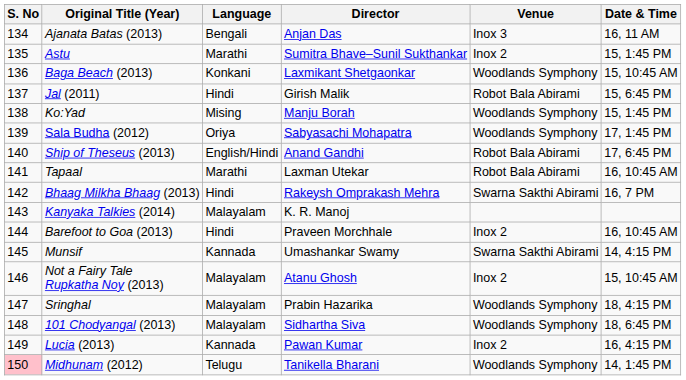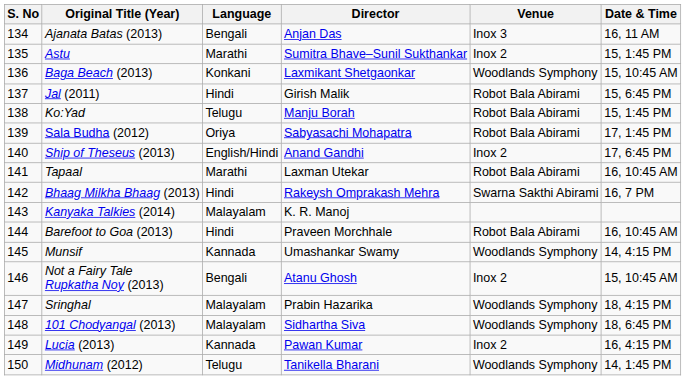(223, 113) Mising -> (224, 113) Telugu
(535, 113) Woodlands Symphony -> (526, 113) Robot Bala Abirami
(535, 133) Woodlands Symphony -> (526, 133) Robot Bala Abirami
(526, 152) Robot Bala Abirami -> (490, 152) Inox 2
(490, 232) Inox 2 -> (526, 232) Robot Bala Abirami
(536, 251) Swarna Sakthi Abirami -> (535, 251) Woodlands Symphony
(236, 278) Malayalam -> (226, 278) Bengali
(18, 364) pink background -> (18, 364) no background
